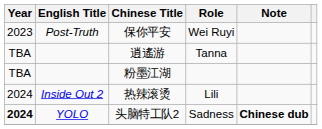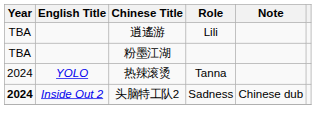- row: (147, 32)
(211, 53) Tanna -> (211, 32) Lili
(72, 94) Inside Out 2 -> (72, 73) YOLO
(211, 94) Lili -> (211, 73) Tanna
(72, 114) YOLO -> (72, 94) Inside Out 2
(274, 114) bold -> (271, 94) normal
